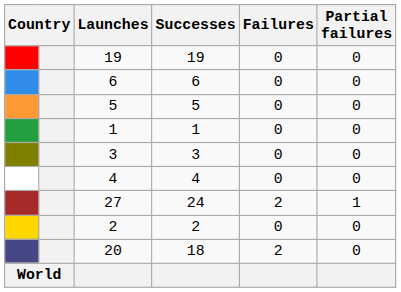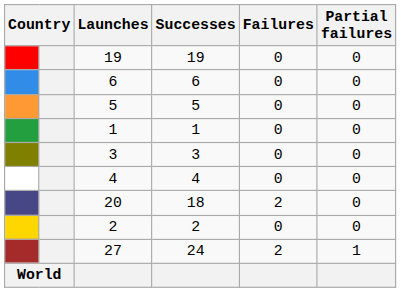rows swapped: (113, 203) <-> (113, 251)
